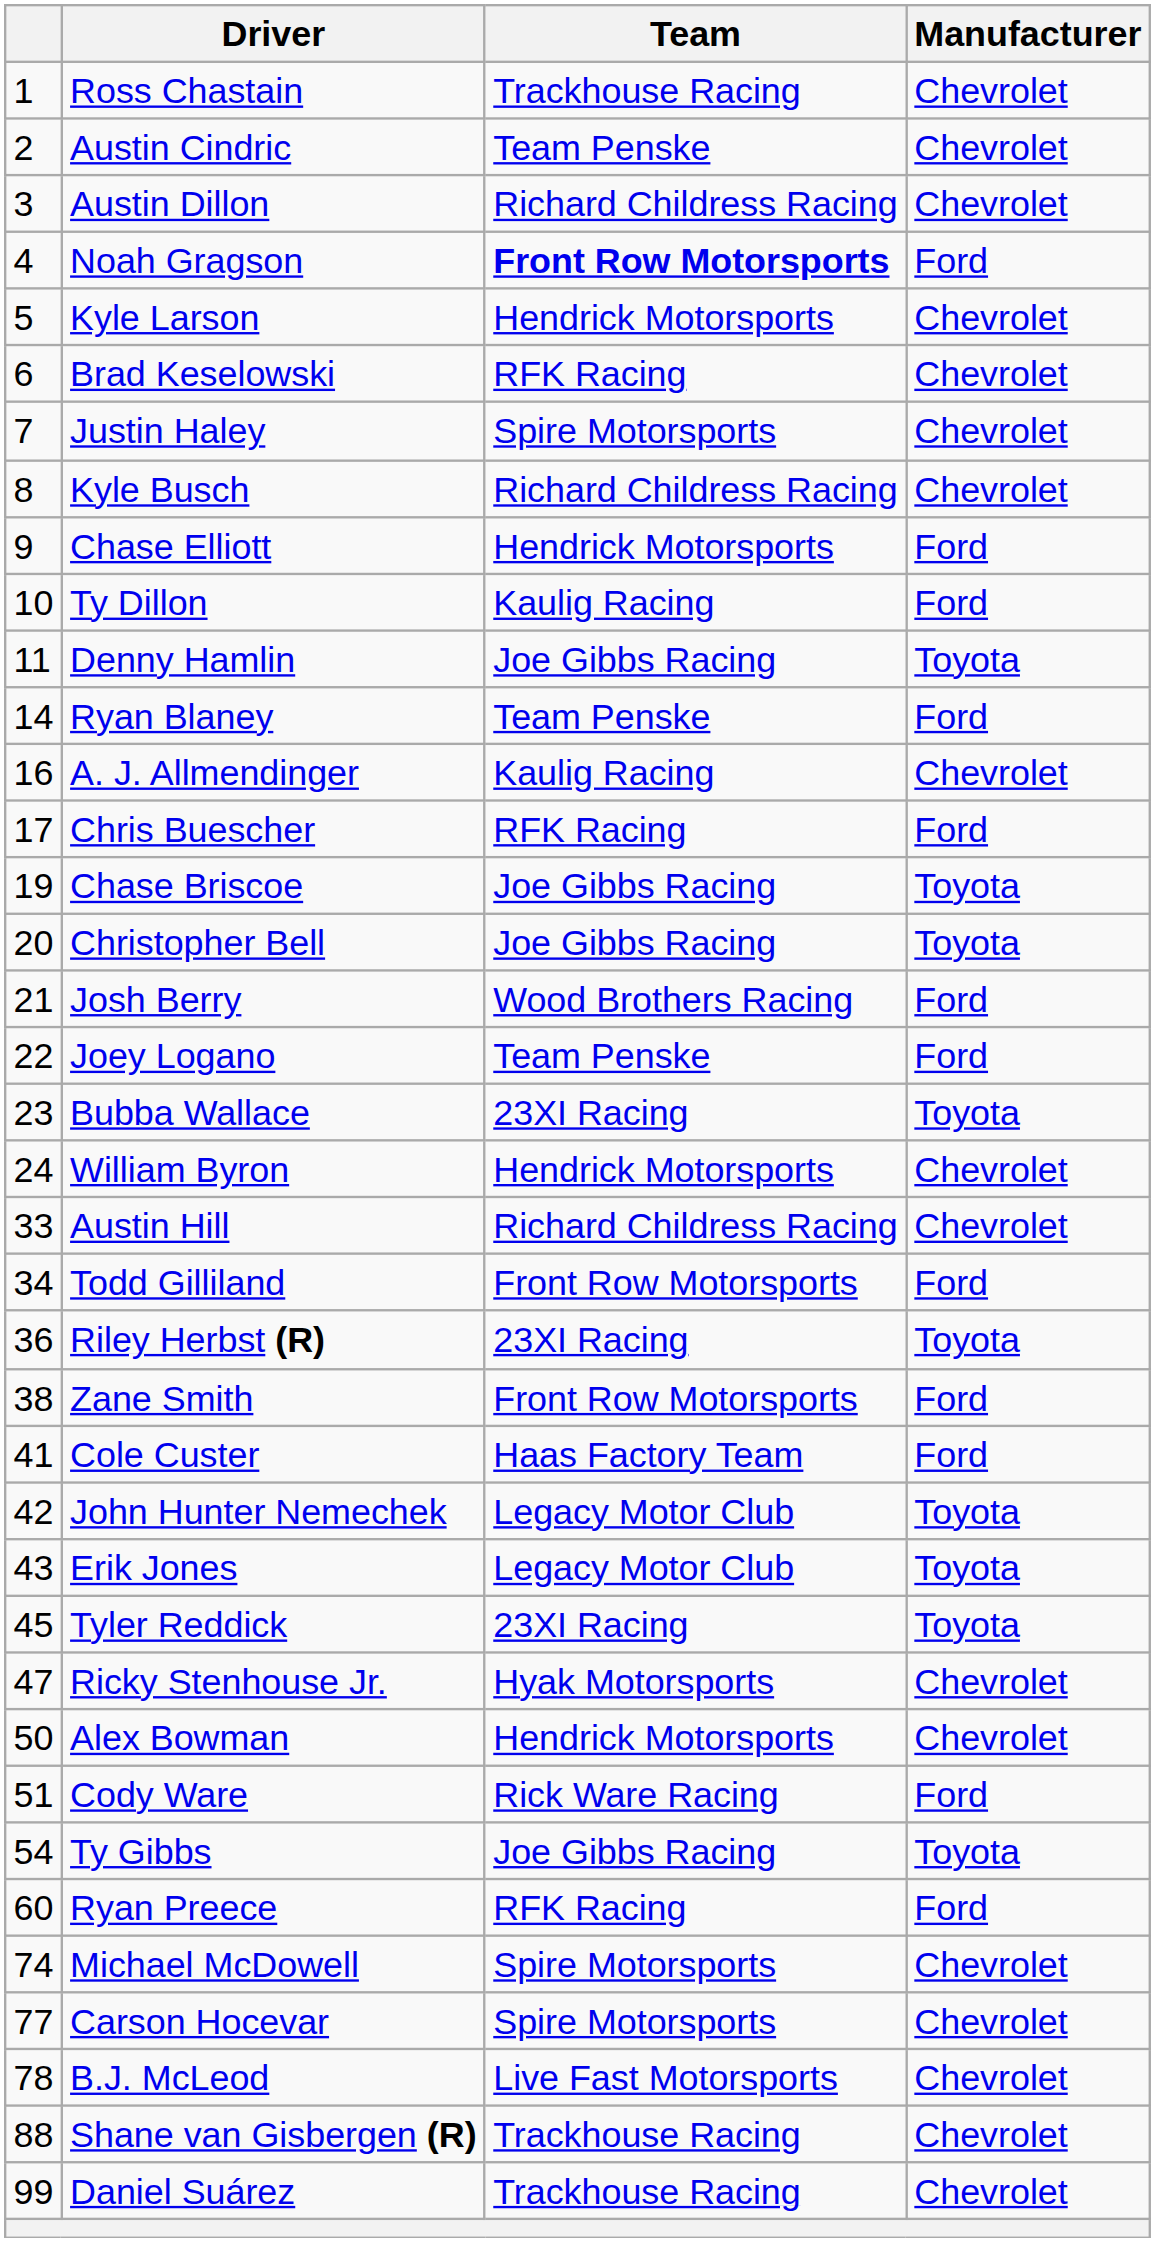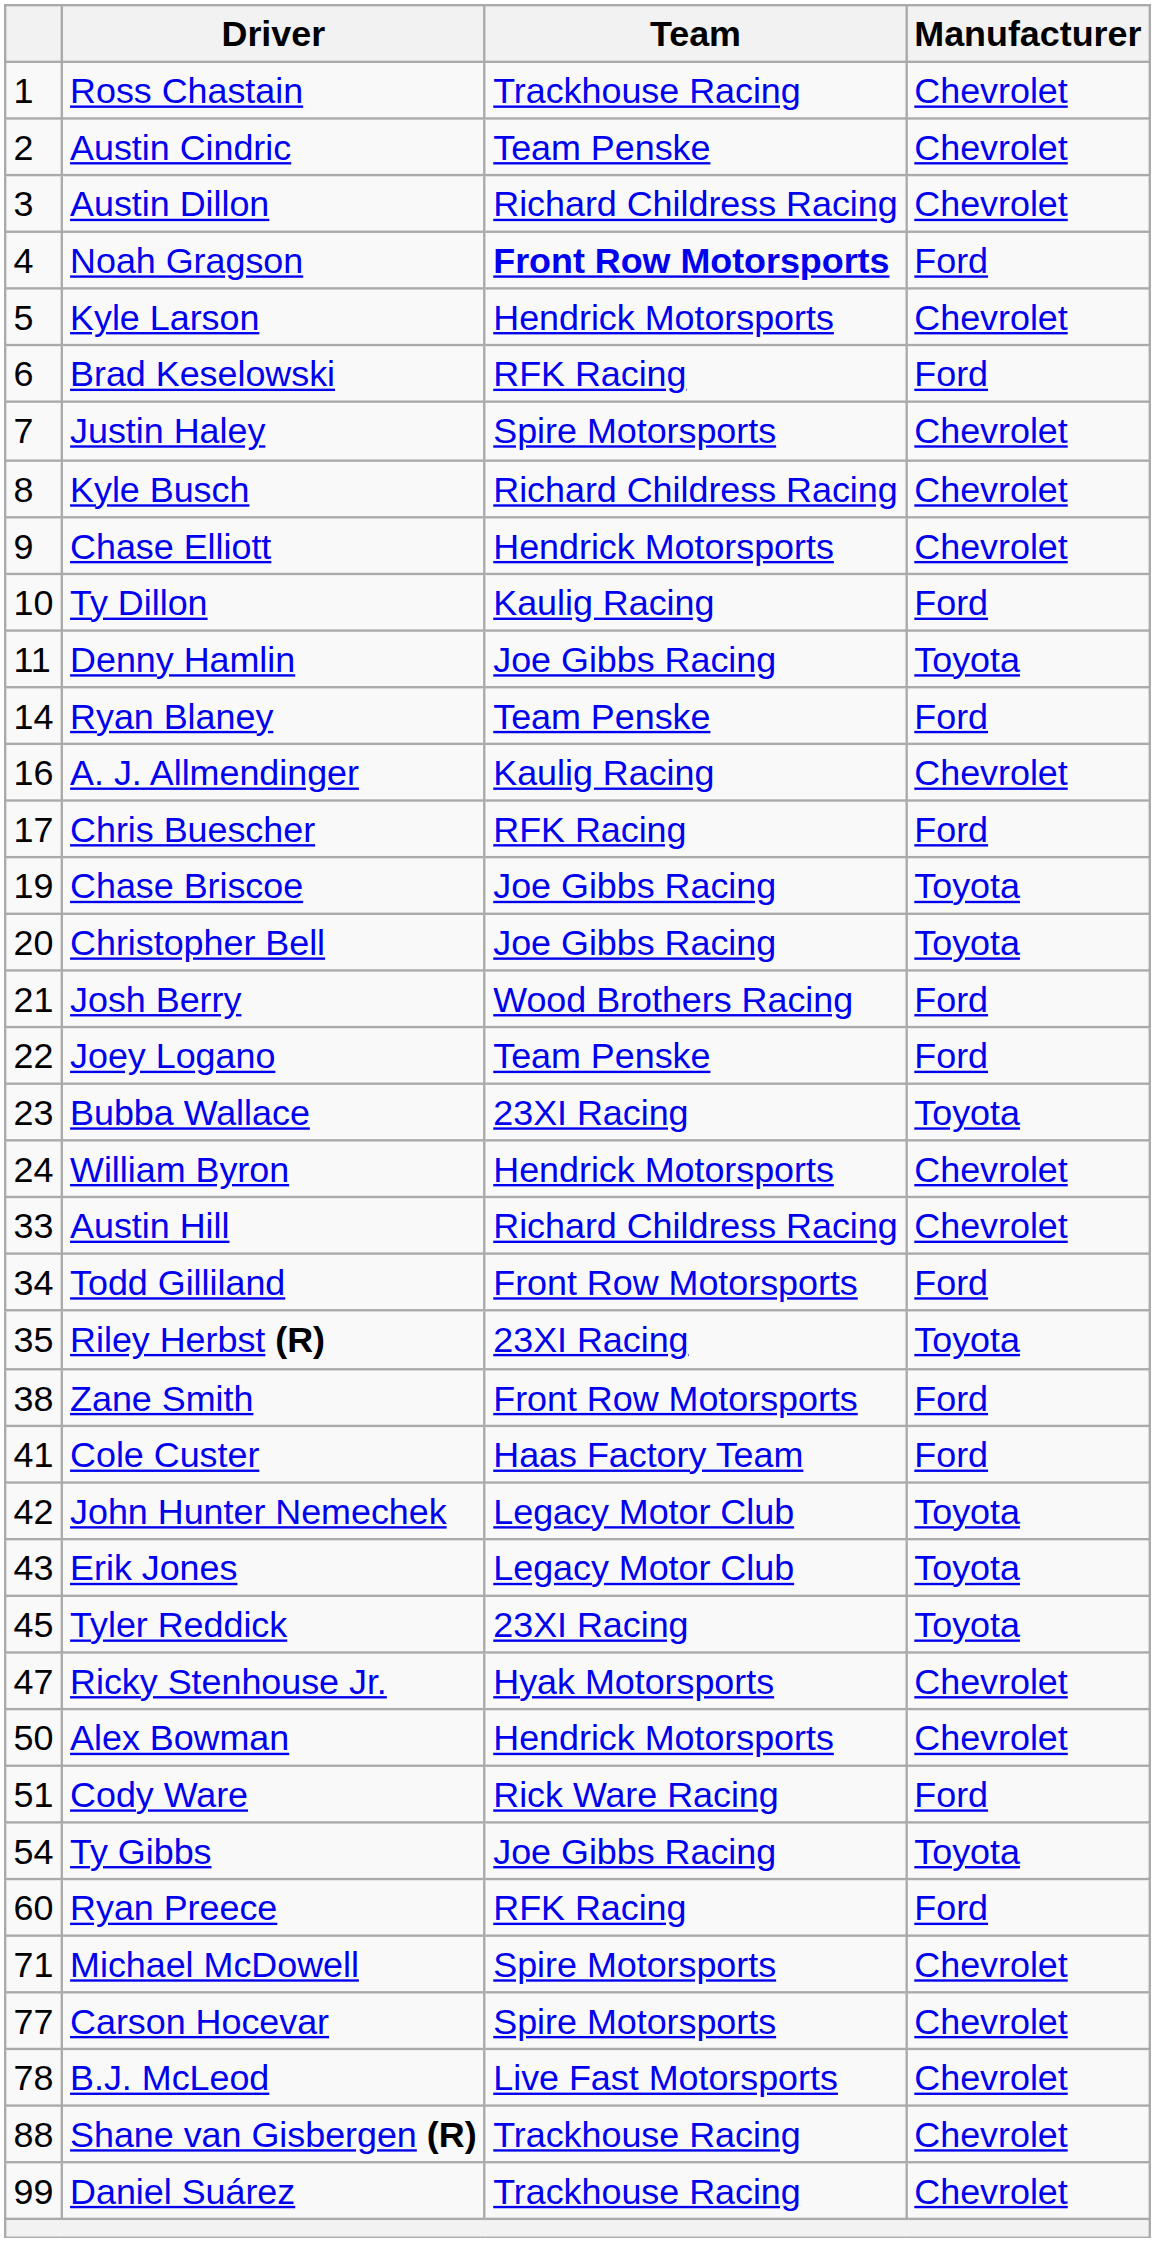(991, 374) Chevrolet -> (951, 374) Ford
(951, 545) Ford -> (991, 545) Chevrolet
(33, 1340) 36 -> (33, 1340) 35
(33, 1965) 74 -> (33, 1965) 71
